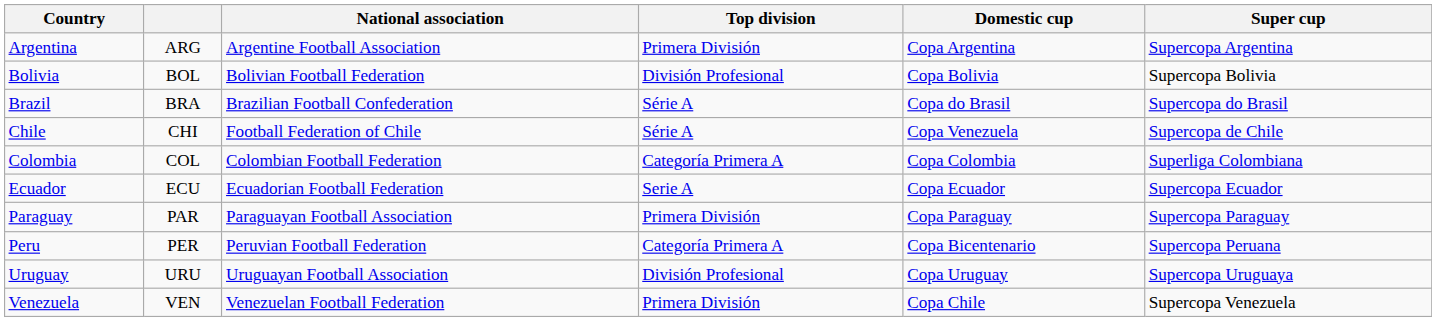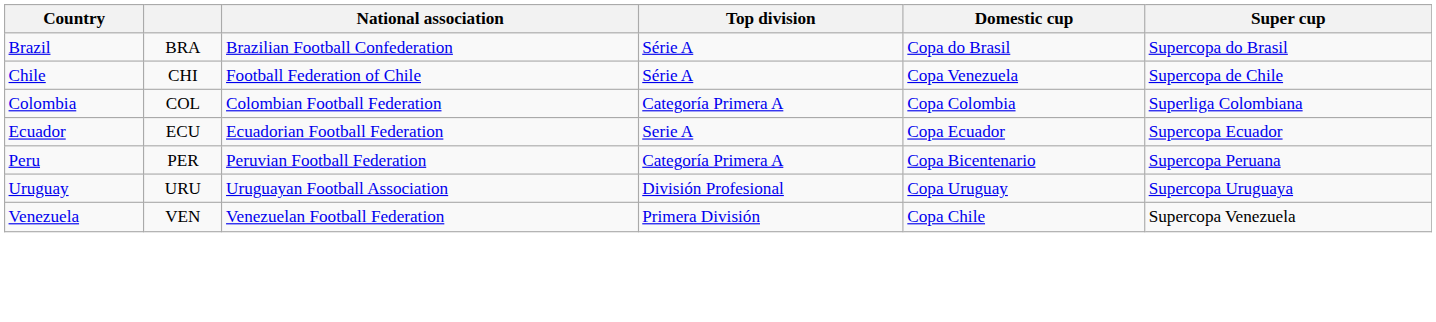- row: (43, 47)
- row: (34, 75)
- row: (40, 217)
